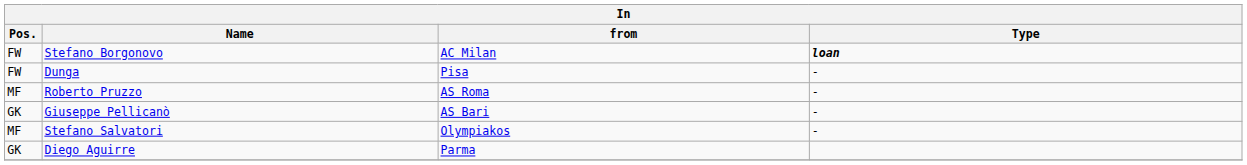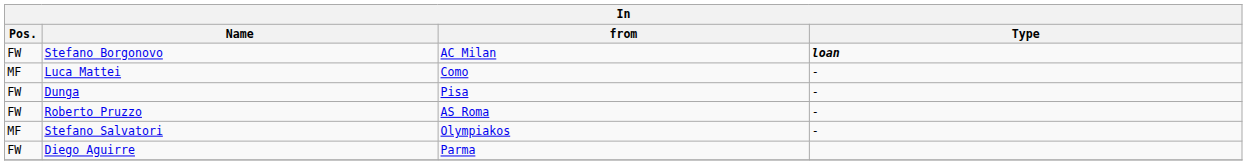+ row: (83, 72)
(14, 92) MF -> (14, 111) FW
- row: (107, 111)
(14, 150) GK -> (14, 150) FW
